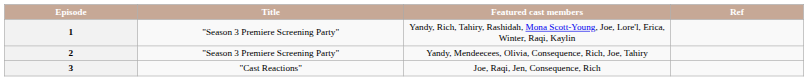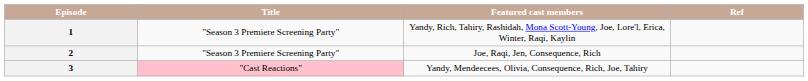(537, 53) Yandy, Mendeecees, Olivia, Consequence, Rich, Joe, Tahiry -> (537, 53) Joe, Raqi, Jen, Consequence, Rich
(271, 68) no background -> (271, 68) pink background
(537, 68) Joe, Raqi, Jen, Consequence, Rich -> (537, 68) Yandy, Mendeecees, Olivia, Consequence, Rich, Joe, Tahiry
